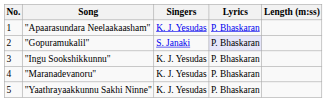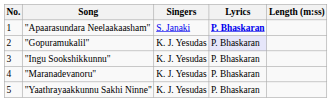(181, 27) K. J. Yesudas -> (173, 27) S. Janaki
(235, 27) normal -> (238, 27) bold
(173, 43) S. Janaki -> (181, 43) K. J. Yesudas
